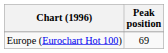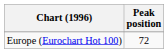(144, 40) 69 -> (144, 40) 72
